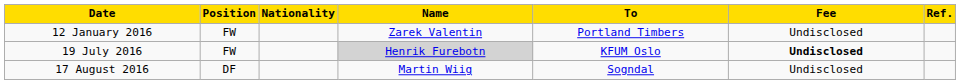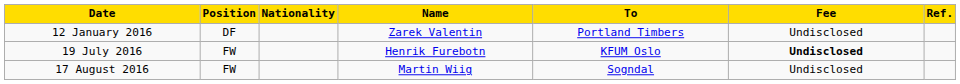(229, 32) FW -> (229, 32) DF
(435, 51) lightgrey background -> (435, 51) no background
(229, 70) DF -> (229, 70) FW
